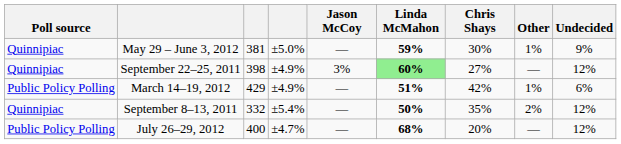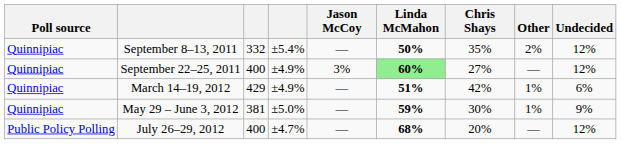rows swapped: (181, 108) <-> (181, 48)
(256, 68) 398 -> (256, 68) 400
(61, 88) Public Policy Polling -> (35, 88) Quinnipiac
